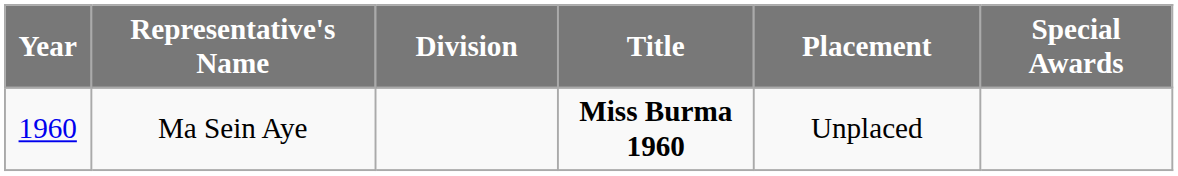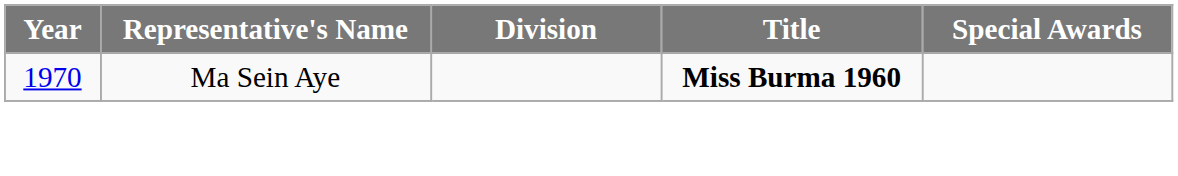- column: (867, 46)
(48, 128) 1960 -> (52, 76) 1970
